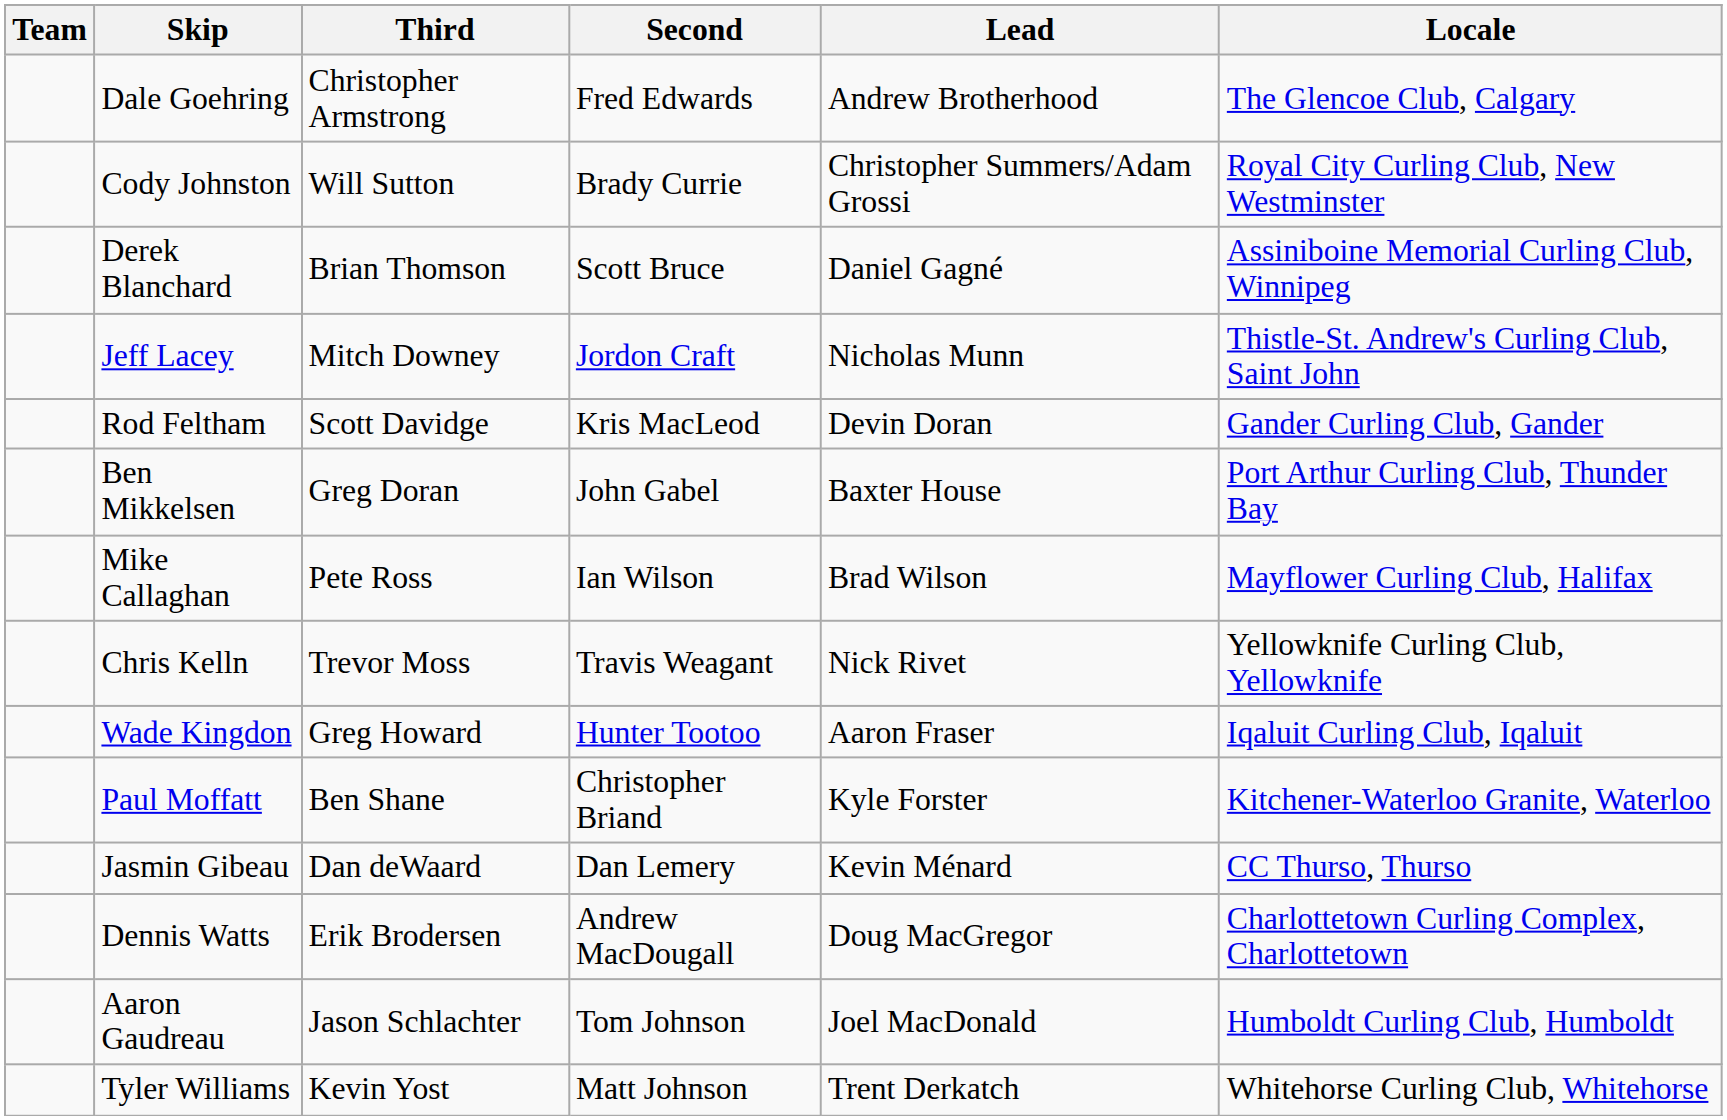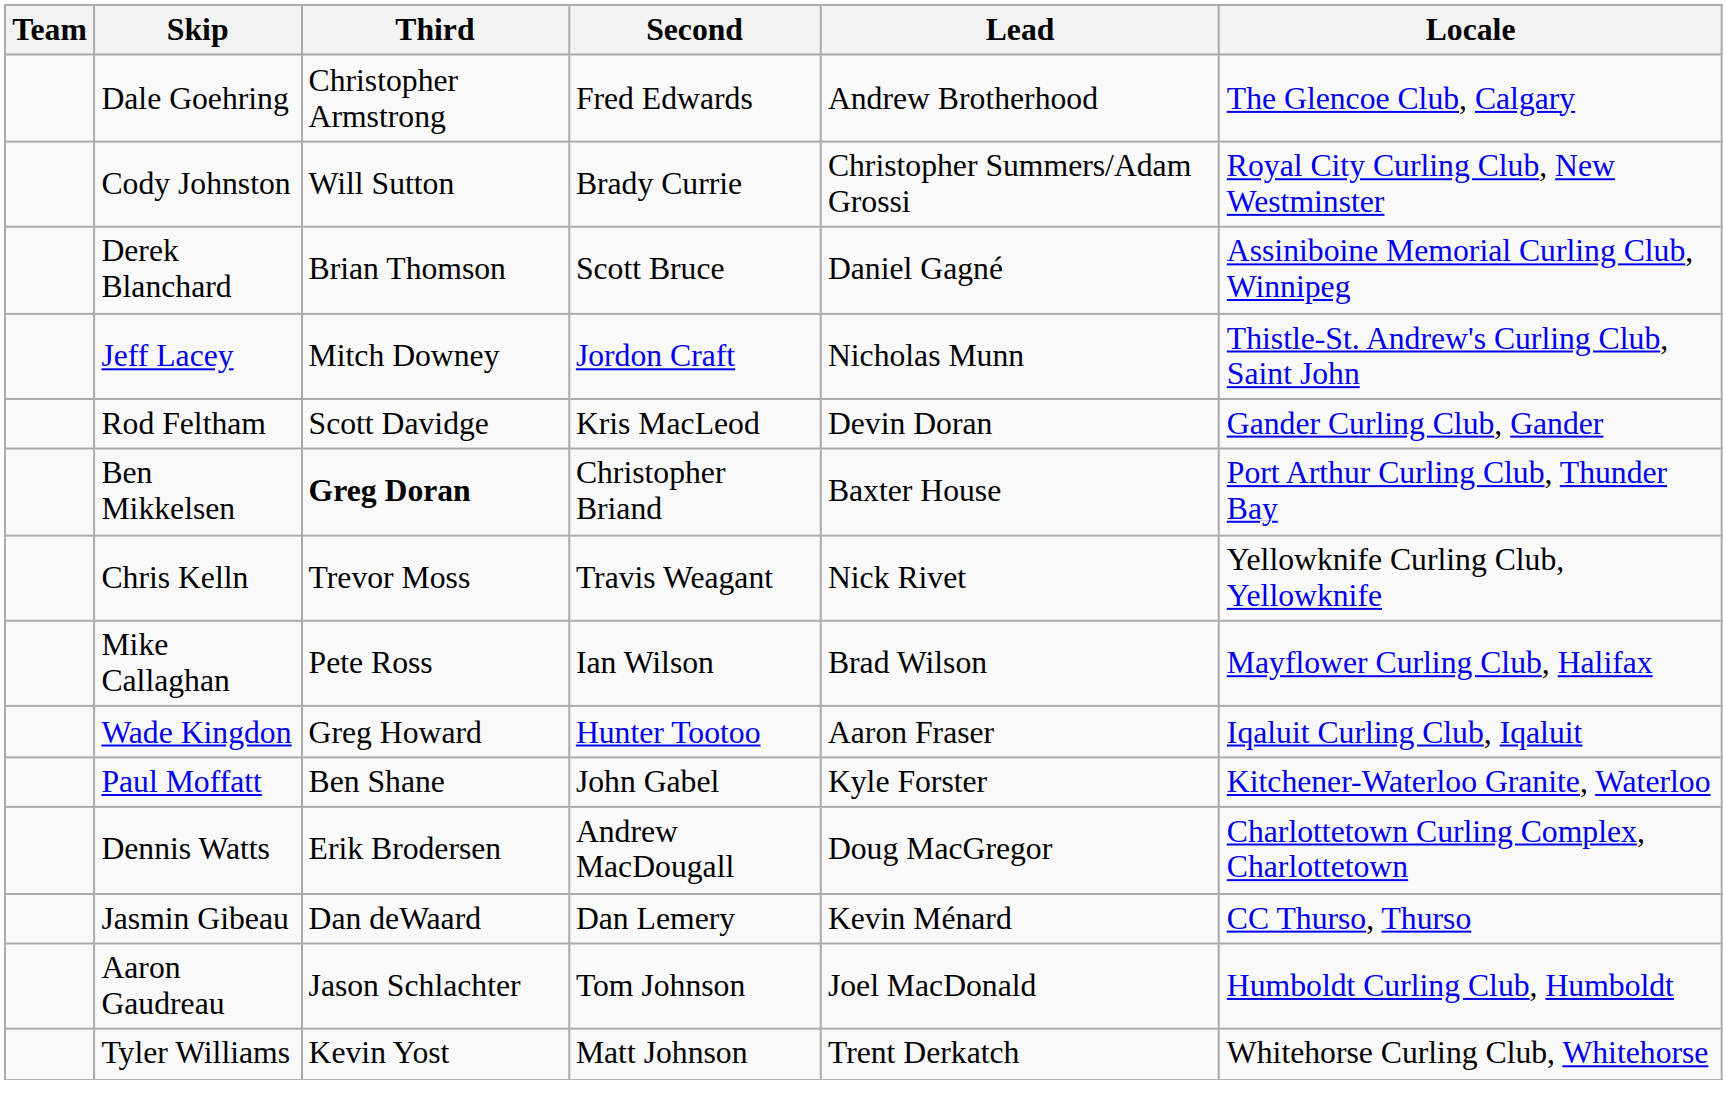(384, 491) normal -> (390, 491) bold
(648, 491) John Gabel -> (651, 491) Christopher Briand
rows swapped: (175, 663) <-> (166, 577)
(651, 799) Christopher Briand -> (648, 781) John Gabel
rows swapped: (186, 935) <-> (195, 867)
